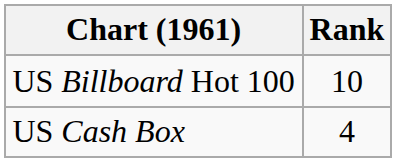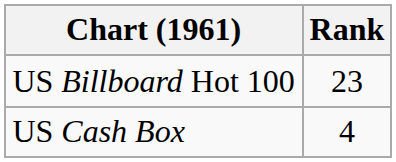(347, 80) 10 -> (347, 80) 23
